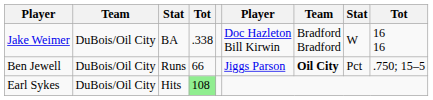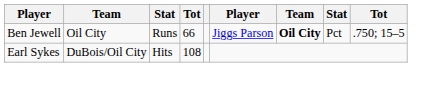- row: (38, 40)
(115, 66) DuBois/Oil City -> (86, 33) Oil City
(201, 85) lightgreen background -> (192, 52) no background
